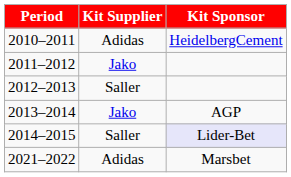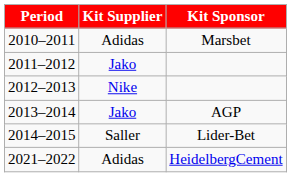(226, 40) HeidelbergCement -> (226, 40) Marsbet
(122, 87) Saller -> (122, 87) Nike
(226, 135) lavender background -> (226, 135) no background
(226, 159) Marsbet -> (226, 159) HeidelbergCement
